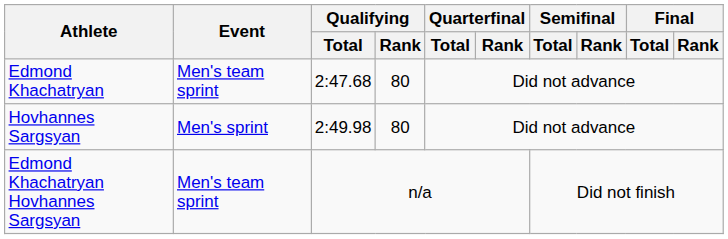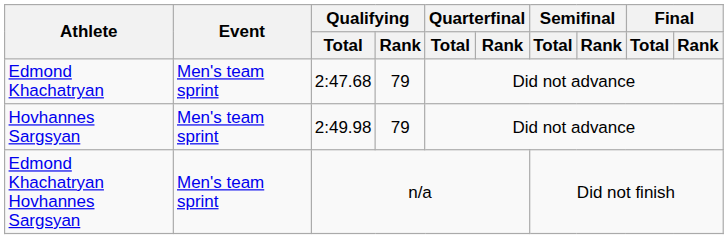(400, 82) 80 -> (400, 82) 79
(223, 127) Men's sprint -> (221, 127) Men's team sprint
(400, 127) 80 -> (400, 127) 79
